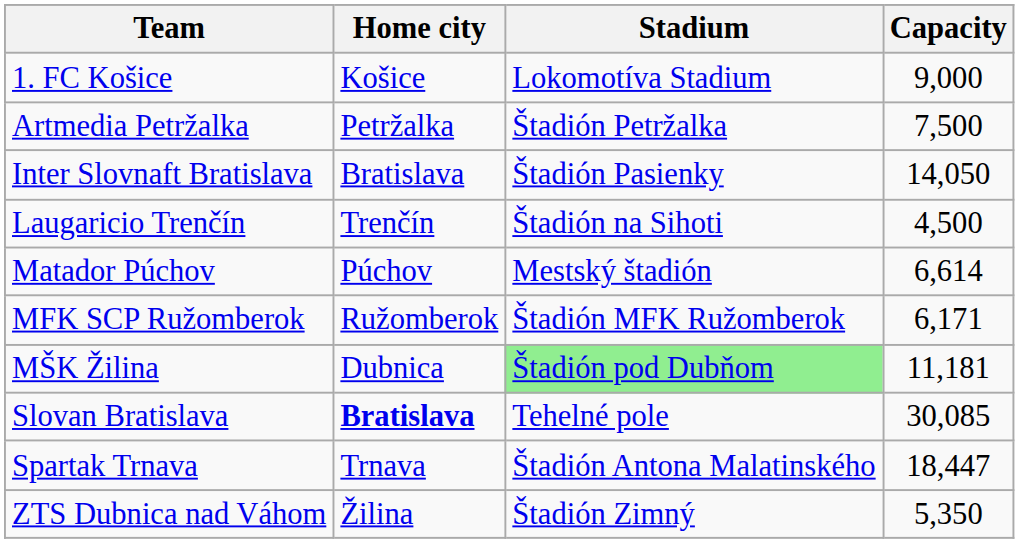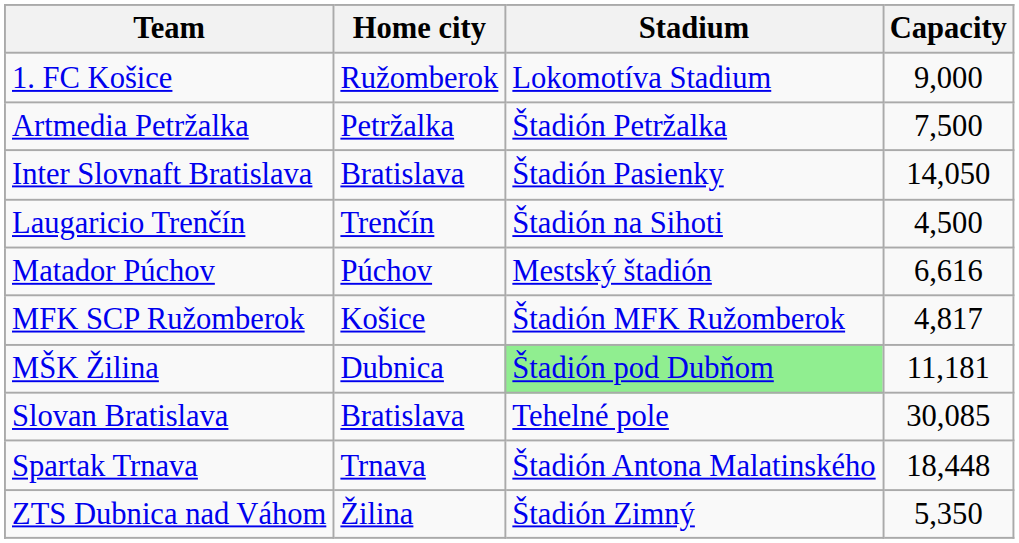(383, 77) Košice -> (419, 77) Ružomberok
(948, 271) 6,614 -> (948, 271) 6,616
(419, 319) Ružomberok -> (383, 319) Košice
(948, 319) 6,171 -> (948, 319) 4,817
(407, 416) bold -> (402, 416) normal
(948, 464) 18,447 -> (948, 464) 18,448
